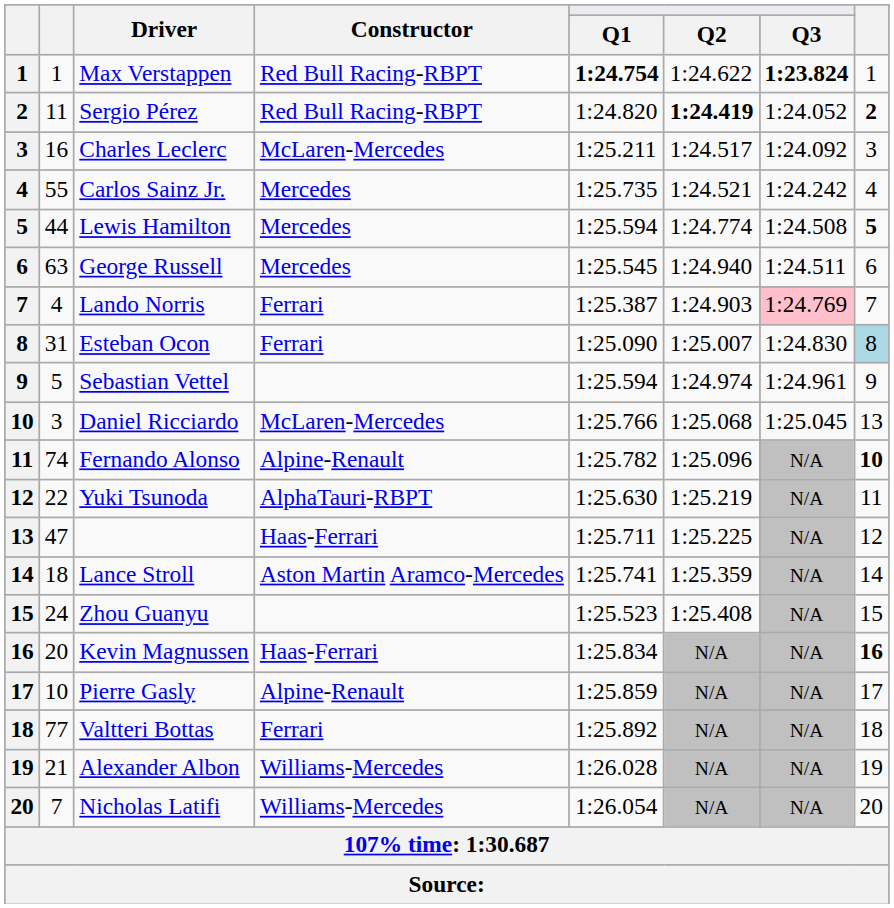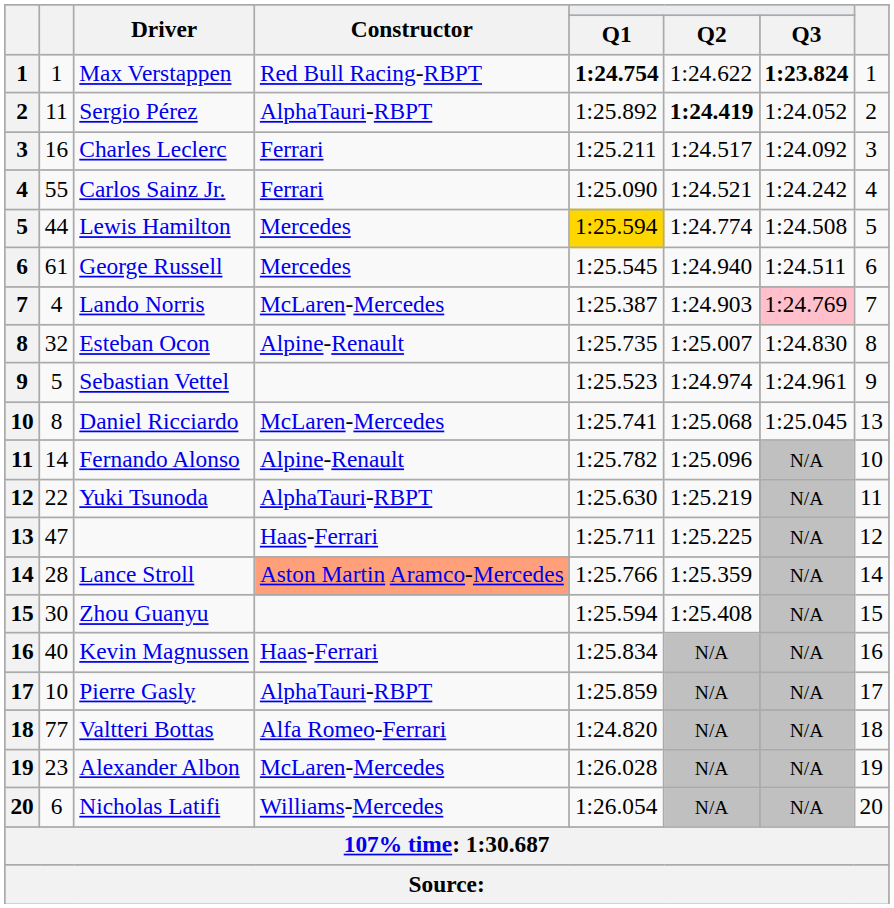(371, 111) Red Bull Racing-RBPT -> (346, 111) AlphaTauri-RBPT
(616, 111) 1:24.820 -> (616, 111) 1:25.892
(871, 111) bold -> (871, 111) normal
(352, 150) McLaren-Mercedes -> (292, 150) Ferrari
(305, 188) Mercedes -> (292, 188) Ferrari
(616, 188) 1:25.735 -> (616, 188) 1:25.090
(616, 227) no background -> (616, 227) gold background
(871, 227) bold -> (871, 227) normal
(57, 266) 63 -> (57, 266) 61
(292, 304) Ferrari -> (352, 304) McLaren-Mercedes
(57, 343) 31 -> (57, 343) 32
(292, 343) Ferrari -> (332, 343) Alpine-Renault
(616, 343) 1:25.090 -> (616, 343) 1:25.735
(871, 343) lightblue background -> (871, 343) no background
(616, 381) 1:25.594 -> (616, 381) 1:25.523
(57, 420) 3 -> (57, 420) 8
(616, 420) 1:25.766 -> (616, 420) 1:25.741
(57, 458) 74 -> (57, 458) 14
(871, 458) bold -> (871, 458) normal
(57, 574) 18 -> (57, 574) 28
(412, 574) no background -> (412, 574) lightsalmon background
(616, 574) 1:25.741 -> (616, 574) 1:25.766
(57, 613) 24 -> (57, 613) 30
(616, 613) 1:25.523 -> (616, 613) 1:25.594
(57, 651) 20 -> (57, 651) 40
(871, 651) bold -> (871, 651) normal
(332, 690) Alpine-Renault -> (346, 690) AlphaTauri-RBPT
(292, 729) Ferrari -> (353, 729) Alfa Romeo-Ferrari
(616, 729) 1:25.892 -> (616, 729) 1:24.820
(57, 767) 21 -> (57, 767) 23
(352, 767) Williams-Mercedes -> (352, 767) McLaren-Mercedes
(57, 806) 7 -> (57, 806) 6
